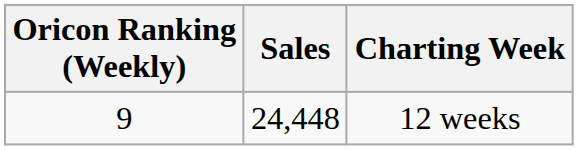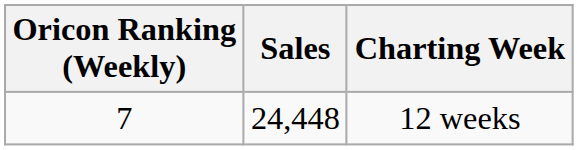(124, 117) 9 -> (124, 117) 7
